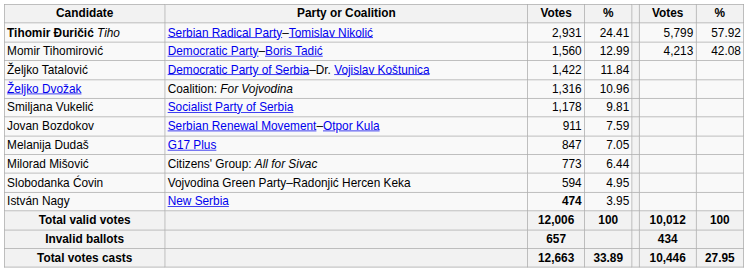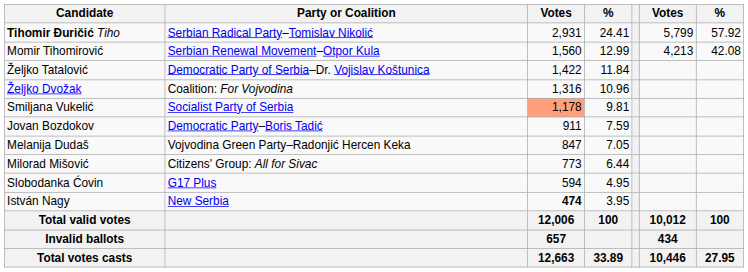(245, 51) Democratic Party–Boris Tadić -> (274, 51) Serbian Renewal Movement–Otpor Kula
(567, 107) no background -> (567, 107) lightsalmon background
(274, 126) Serbian Renewal Movement–Otpor Kula -> (245, 126) Democratic Party–Boris Tadić
(192, 145) G17 Plus -> (289, 145) Vojvodina Green Party–Radonjić Hercen Keka
(289, 182) Vojvodina Green Party–Radonjić Hercen Keka -> (192, 182) G17 Plus
